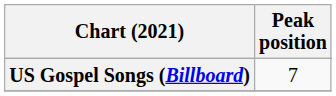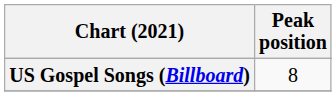(293, 74) 7 -> (293, 74) 8
